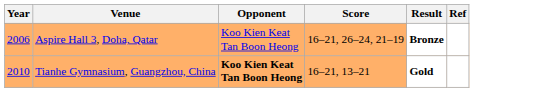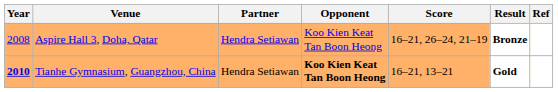+ column: (260, 14)
(18, 39) 2006 -> (18, 39) 2008
(18, 71) normal -> (18, 71) bold
